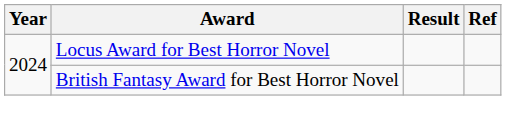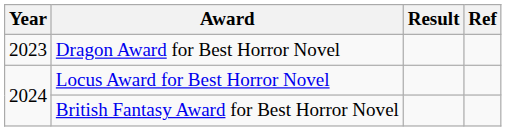+ row: (198, 49)
